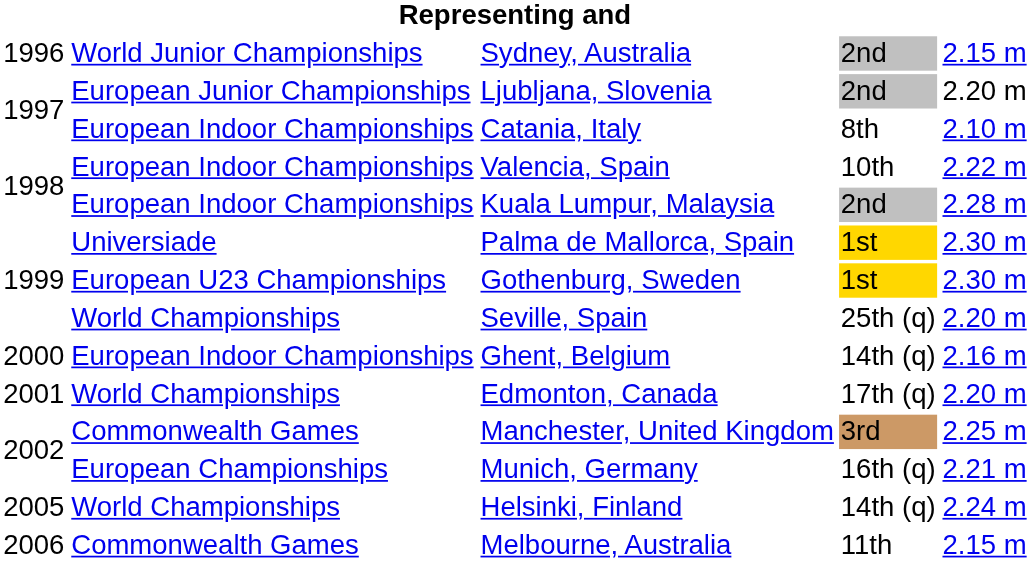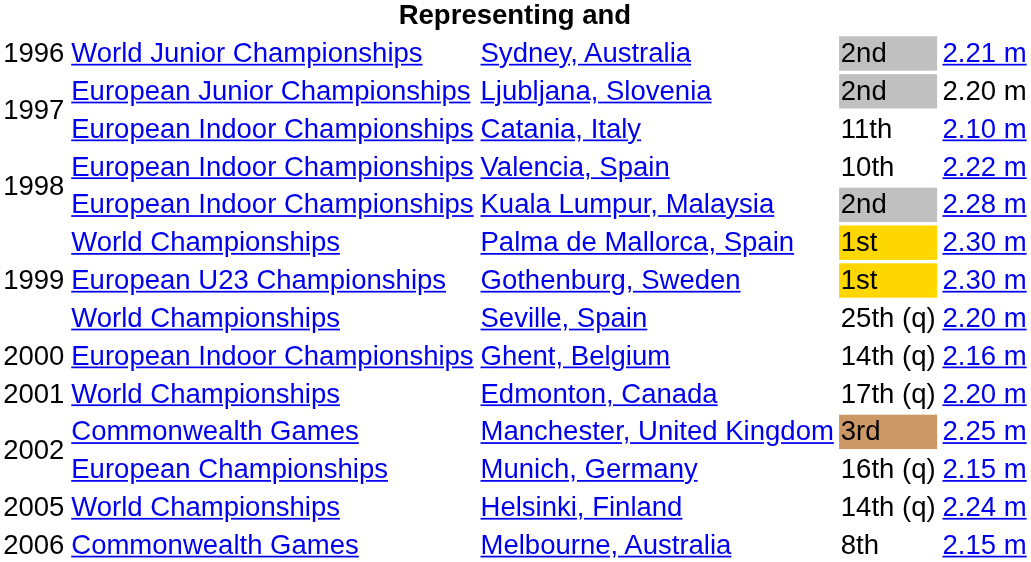(985, 53) 2.15 m -> (985, 53) 2.21 m
(860, 128) 8th -> (867, 128) 11th
(144, 242) Universiade -> (206, 242) World Championships
(985, 469) 2.21 m -> (985, 469) 2.15 m
(867, 545) 11th -> (860, 545) 8th
